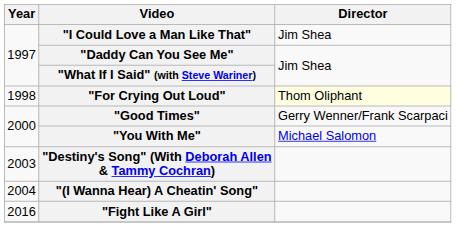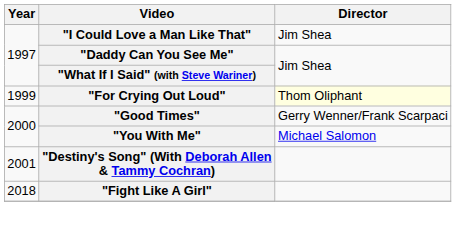(22, 95) 1998 -> (22, 95) 1999
(22, 163) 2003 -> (22, 163) 2001
- row: (157, 191)
(22, 211) 2016 -> (22, 191) 2018
